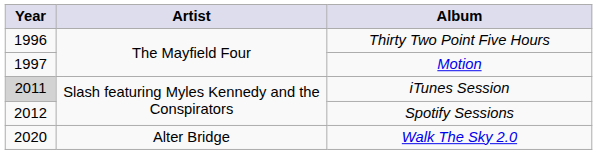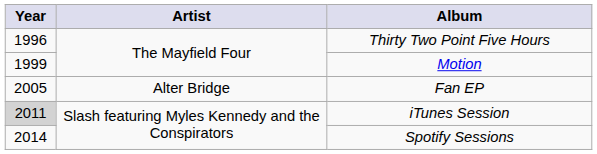(31, 64) 1997 -> (31, 64) 1999
+ row: (459, 88)
(31, 113) 2012 -> (31, 137) 2014
- row: (459, 137)
